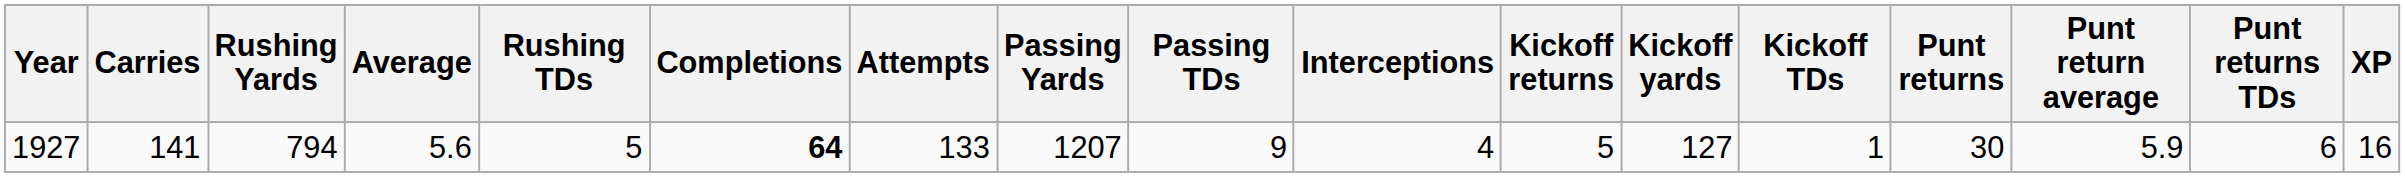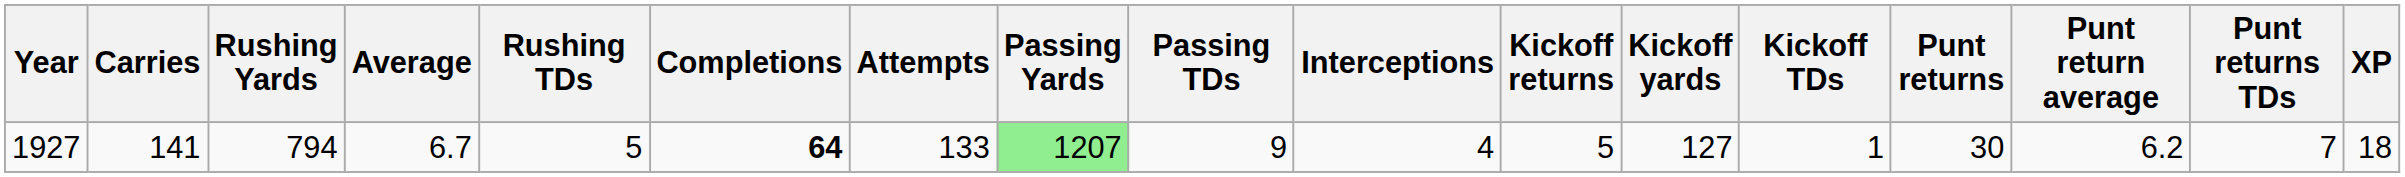(450, 146) 5.6 -> (450, 146) 6.7
(1088, 146) no background -> (1088, 146) lightgreen background
(2162, 146) 5.9 -> (2162, 146) 6.2
(2328, 146) 6 -> (2328, 146) 7
(2375, 146) 16 -> (2375, 146) 18
